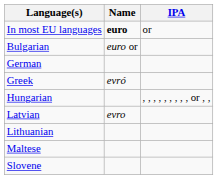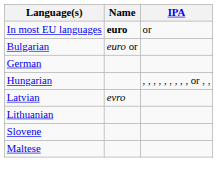- row: (20, 81)
rows swapped: (24, 149) <-> (24, 166)
